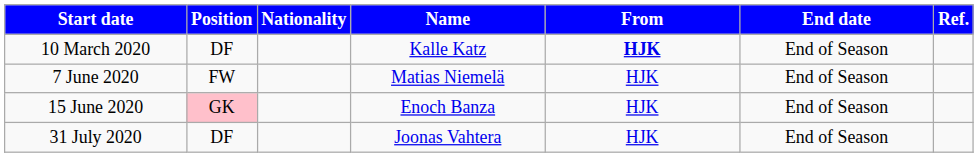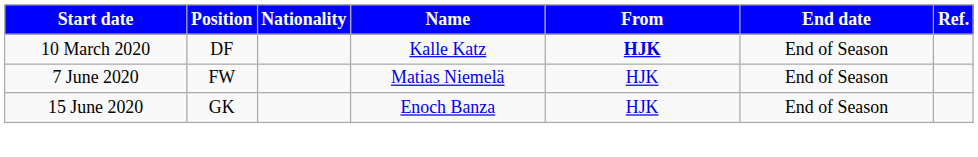(222, 107) pink background -> (222, 107) no background
- row: (96, 137)
